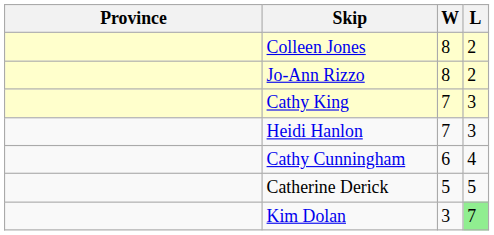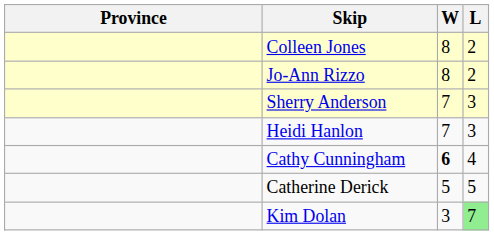+ row: (327, 103)
- row: (308, 103)
(446, 159) normal -> (446, 159) bold
